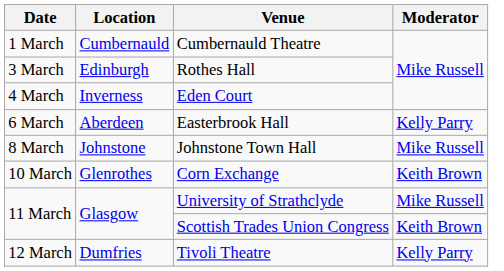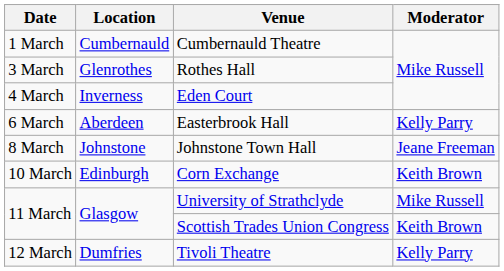(114, 69) Edinburgh -> (116, 69) Glenrothes
(440, 148) Mike Russell -> (446, 148) Jeane Freeman
(116, 174) Glenrothes -> (114, 174) Edinburgh
